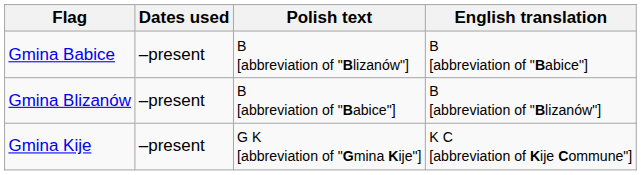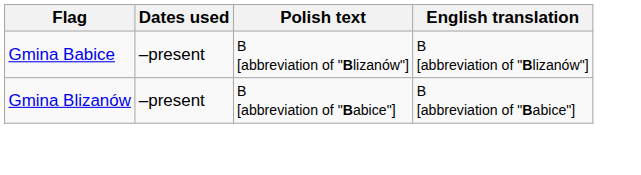(509, 55) B [abbreviation of "Babice"] -> (503, 55) B [abbreviation of "Blizanów"]
(515, 101) B [abbreviation of "Blizanów"] -> (496, 101) B [abbreviation of "Babice"]
- row: (50, 146)
